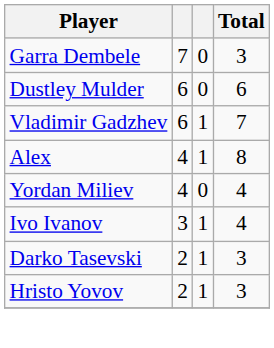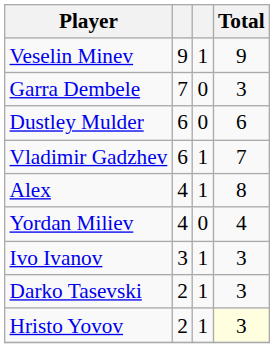+ row: (71, 55)
(241, 223) 4 -> (241, 257) 3
(241, 291) no background -> (241, 325) lightyellow background
